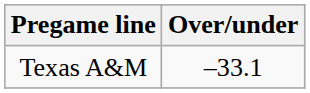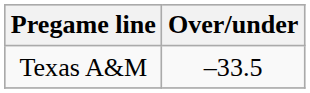(233, 66) –33.1 -> (233, 66) –33.5
